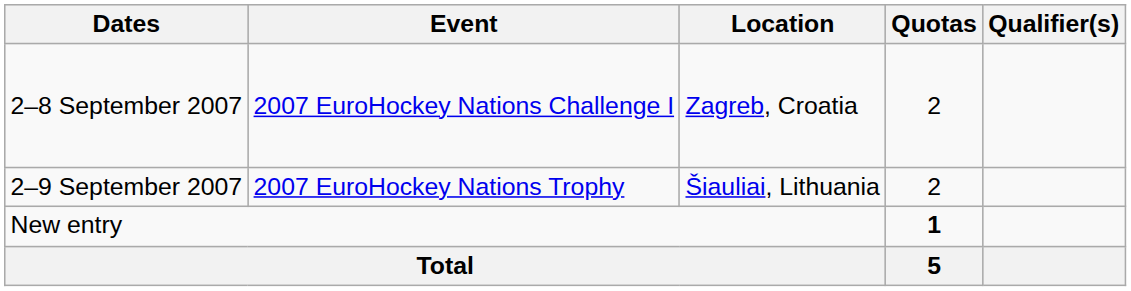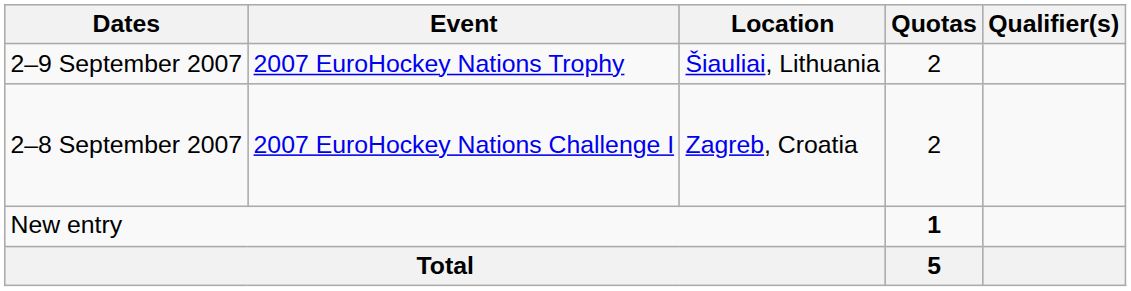rows swapped: (126, 186) <-> (126, 105)
